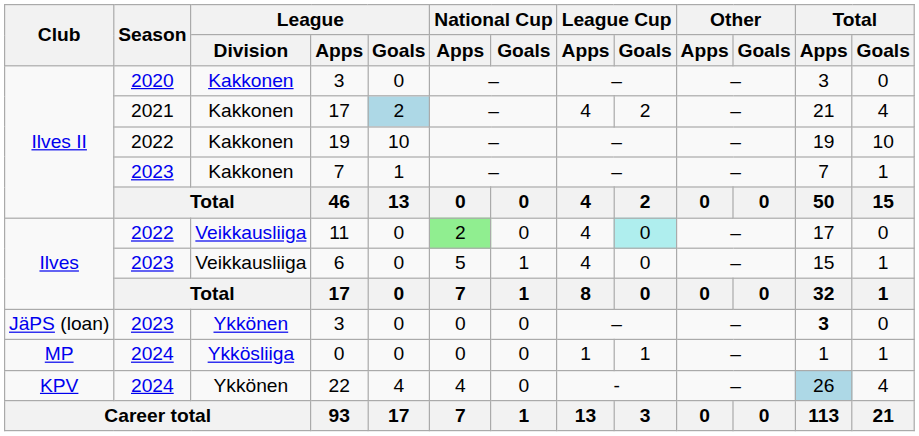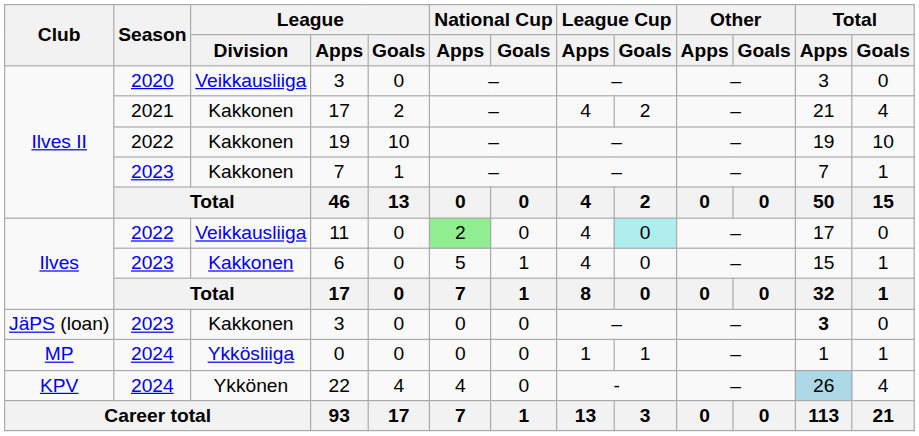(251, 80) Kakkonen -> (251, 80) Veikkausliiga
(399, 111) lightblue background -> (399, 111) no background
(251, 263) Veikkausliiga -> (251, 263) Kakkonen
(251, 324) Ykkönen -> (251, 324) Kakkonen
